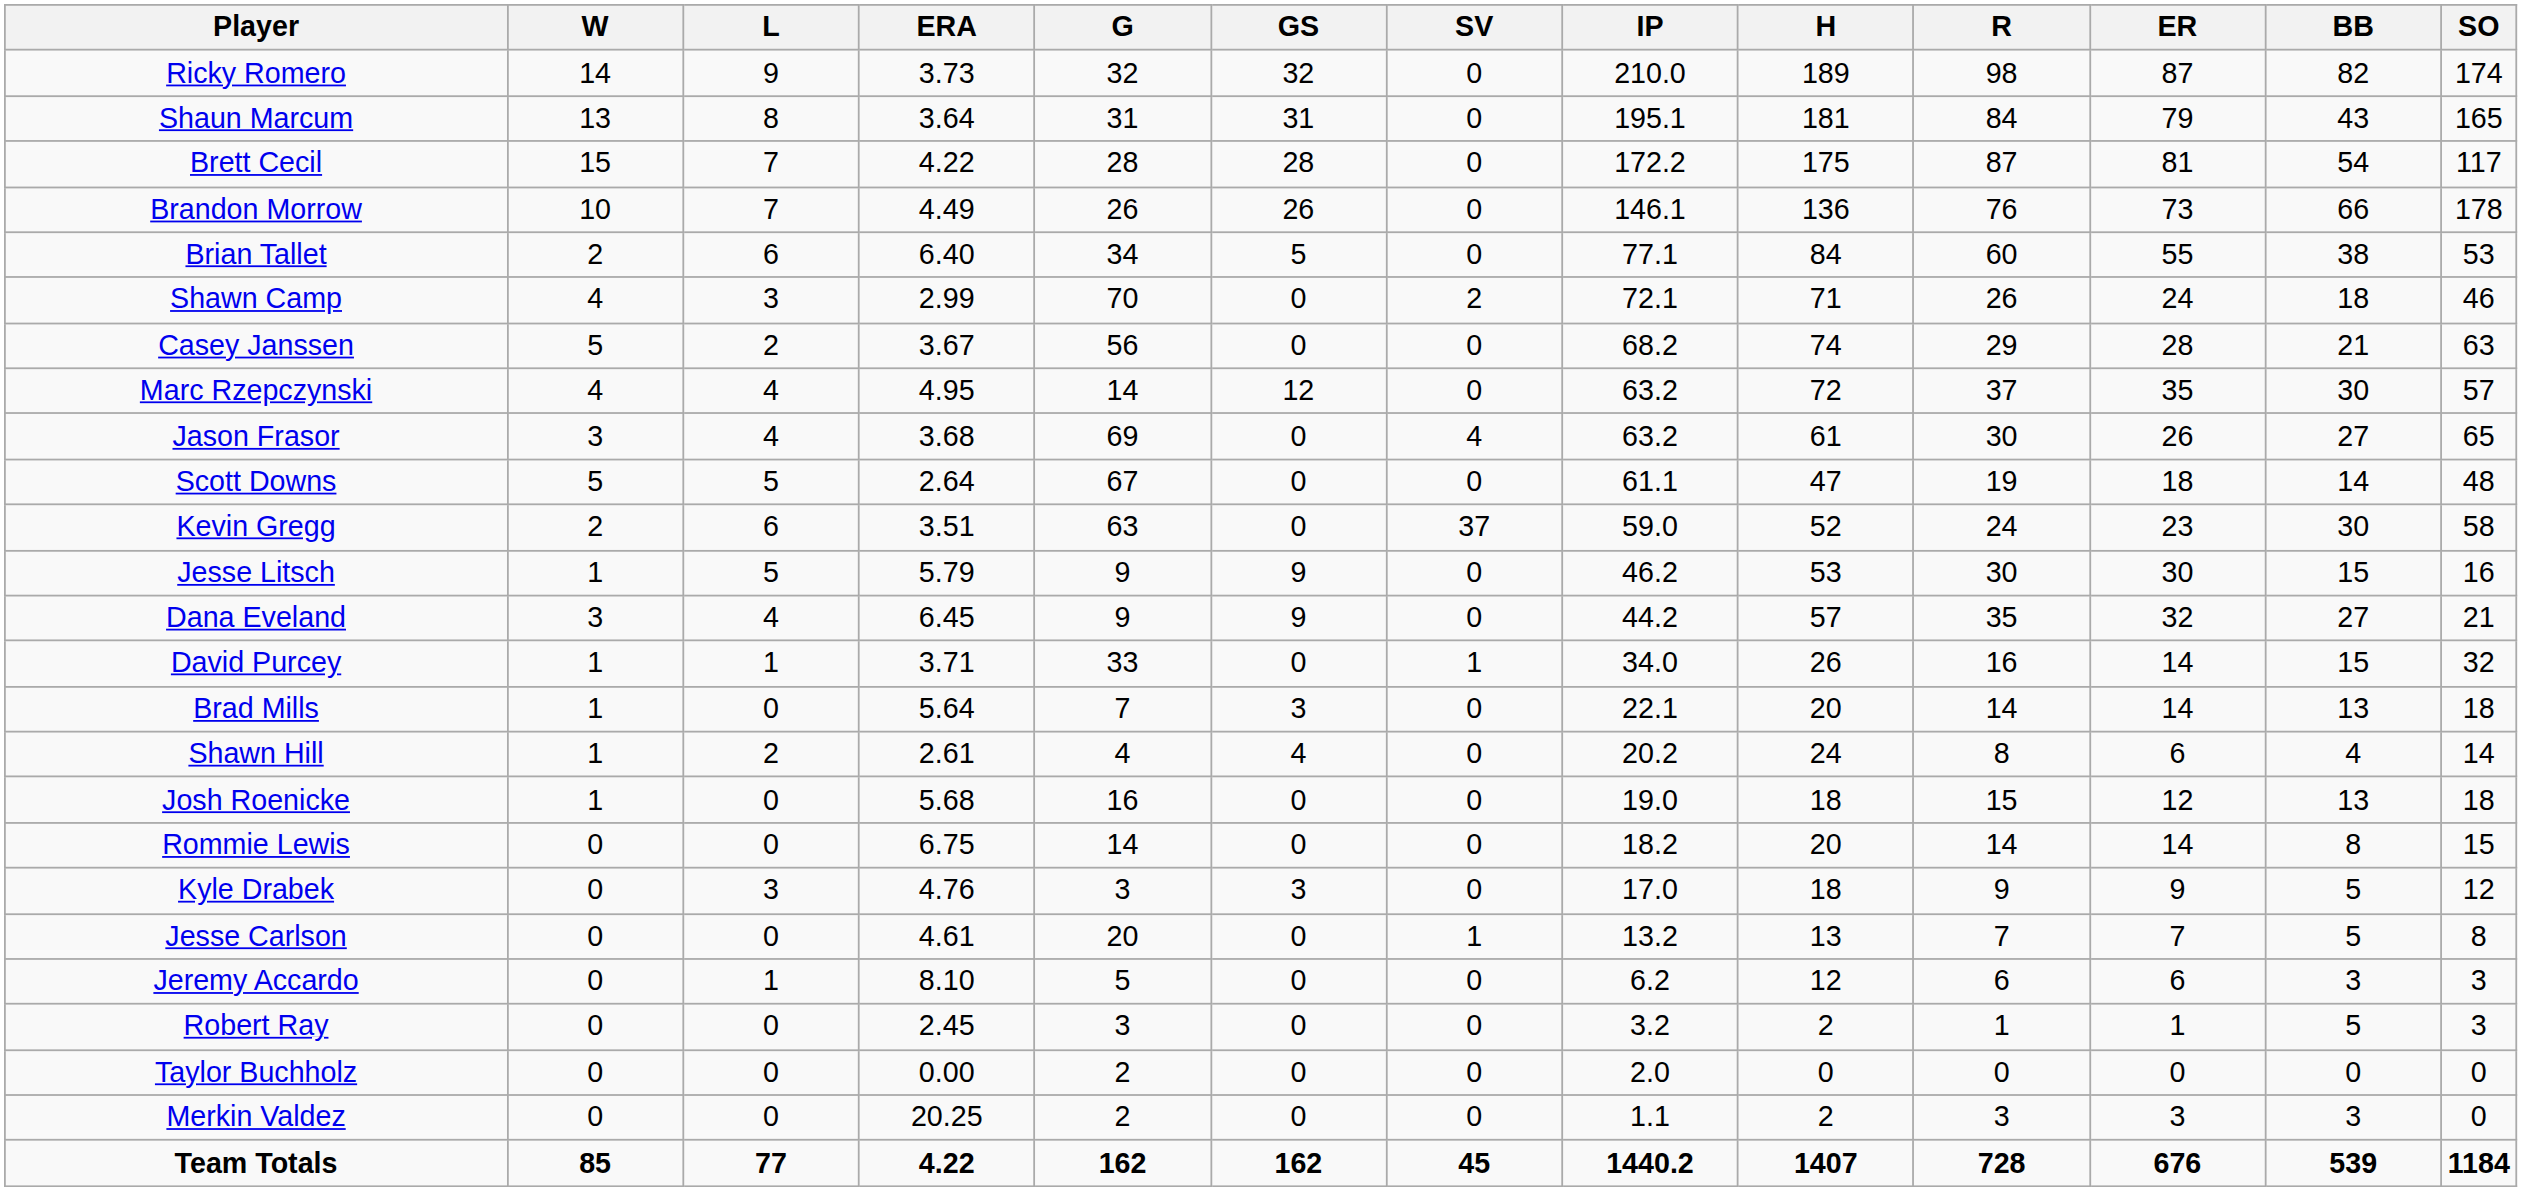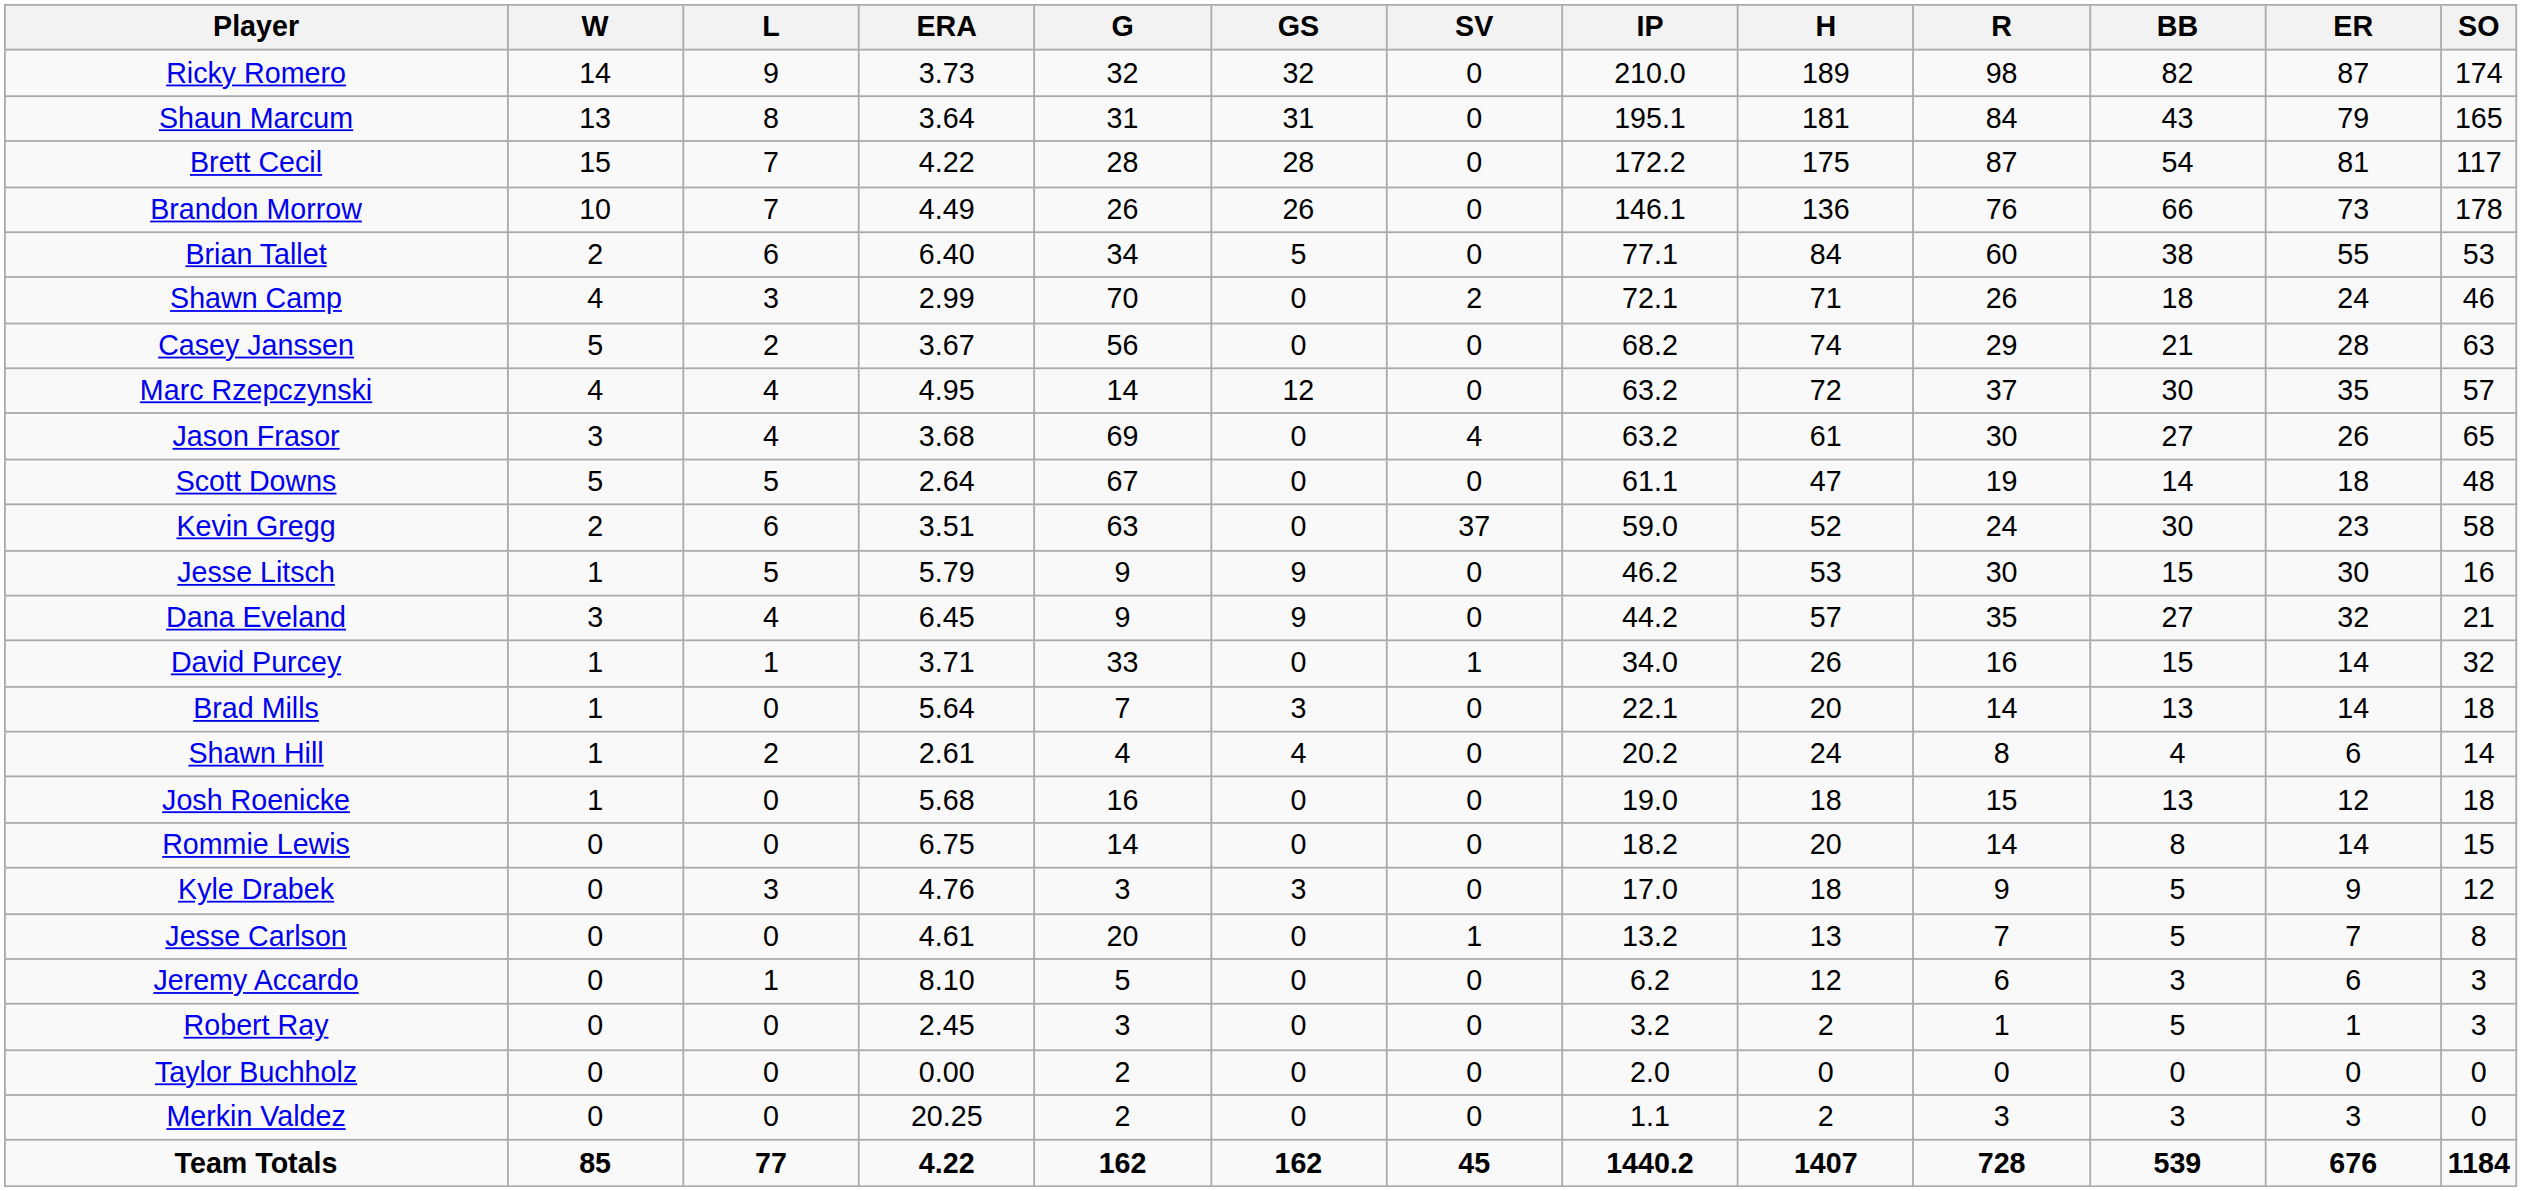columns swapped: (2177, 27) <-> (2353, 27)
